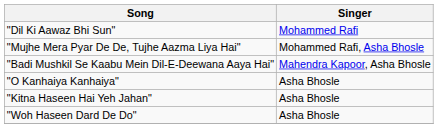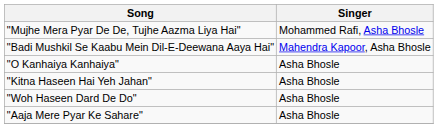- row: (61, 30)
+ row: (75, 116)
